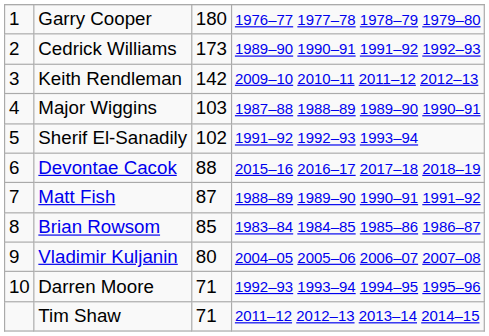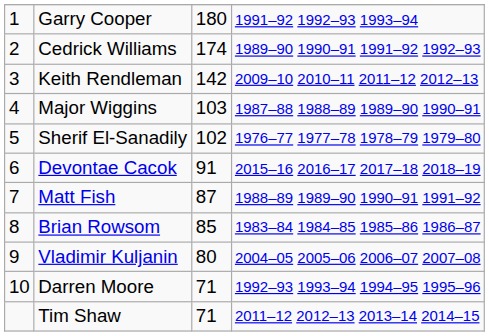(358, 19) 1976–77 1977–78 1978–79 1979–80 -> (327, 19) 1991–92 1992–93 1993–94
(211, 49) 173 -> (211, 49) 174
(327, 138) 1991–92 1992–93 1993–94 -> (358, 138) 1976–77 1977–78 1978–79 1979–80
(206, 167) 88 -> (206, 167) 91
